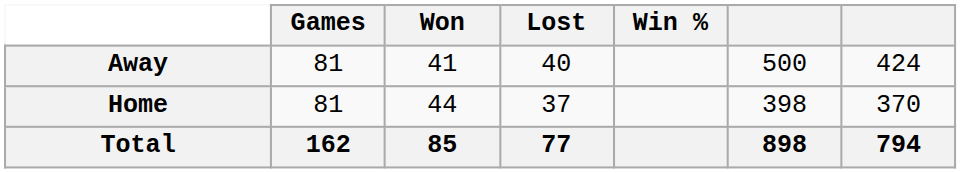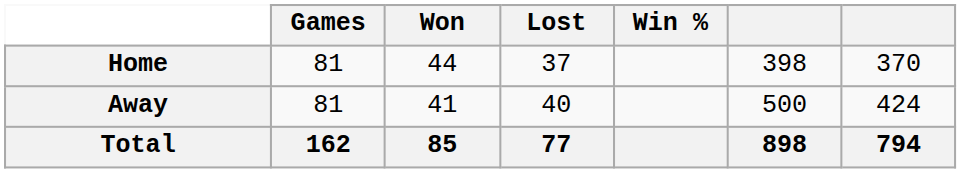rows swapped: (138, 107) <-> (138, 66)
